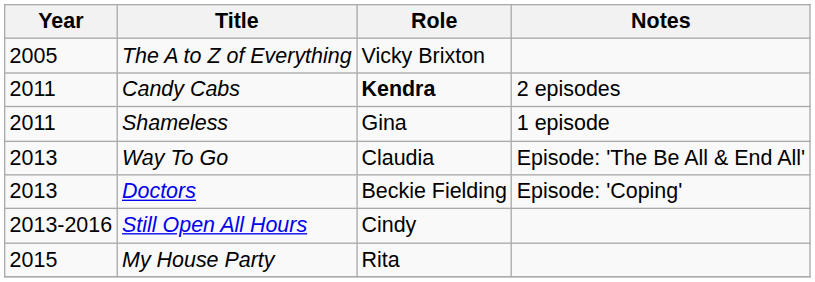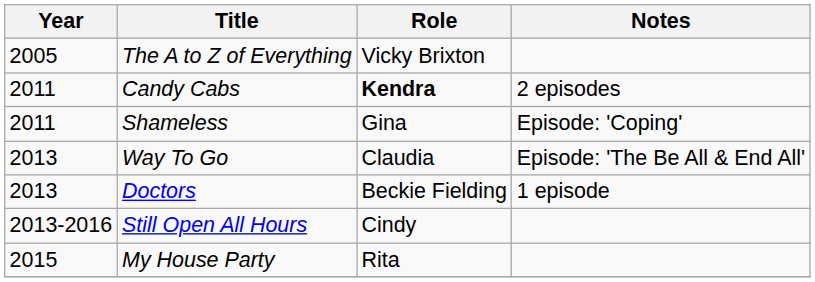(563, 123) 1 episode -> (600, 123) Episode: 'Coping'
(600, 191) Episode: 'Coping' -> (563, 191) 1 episode
